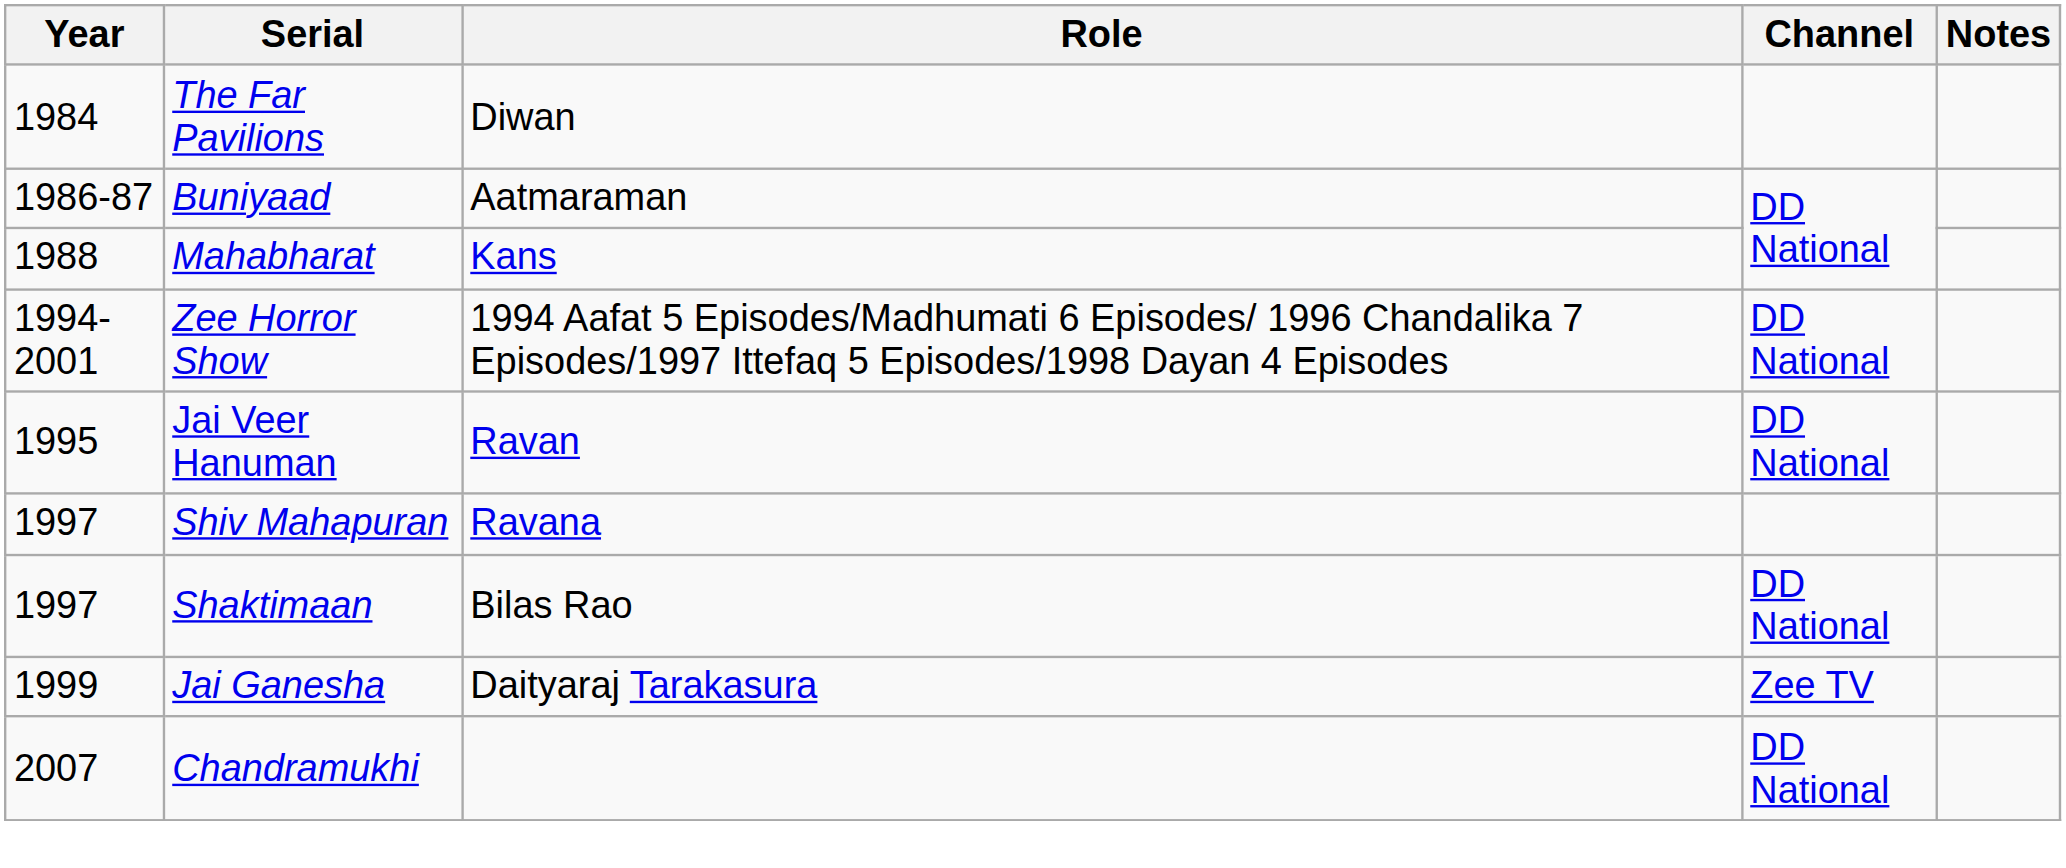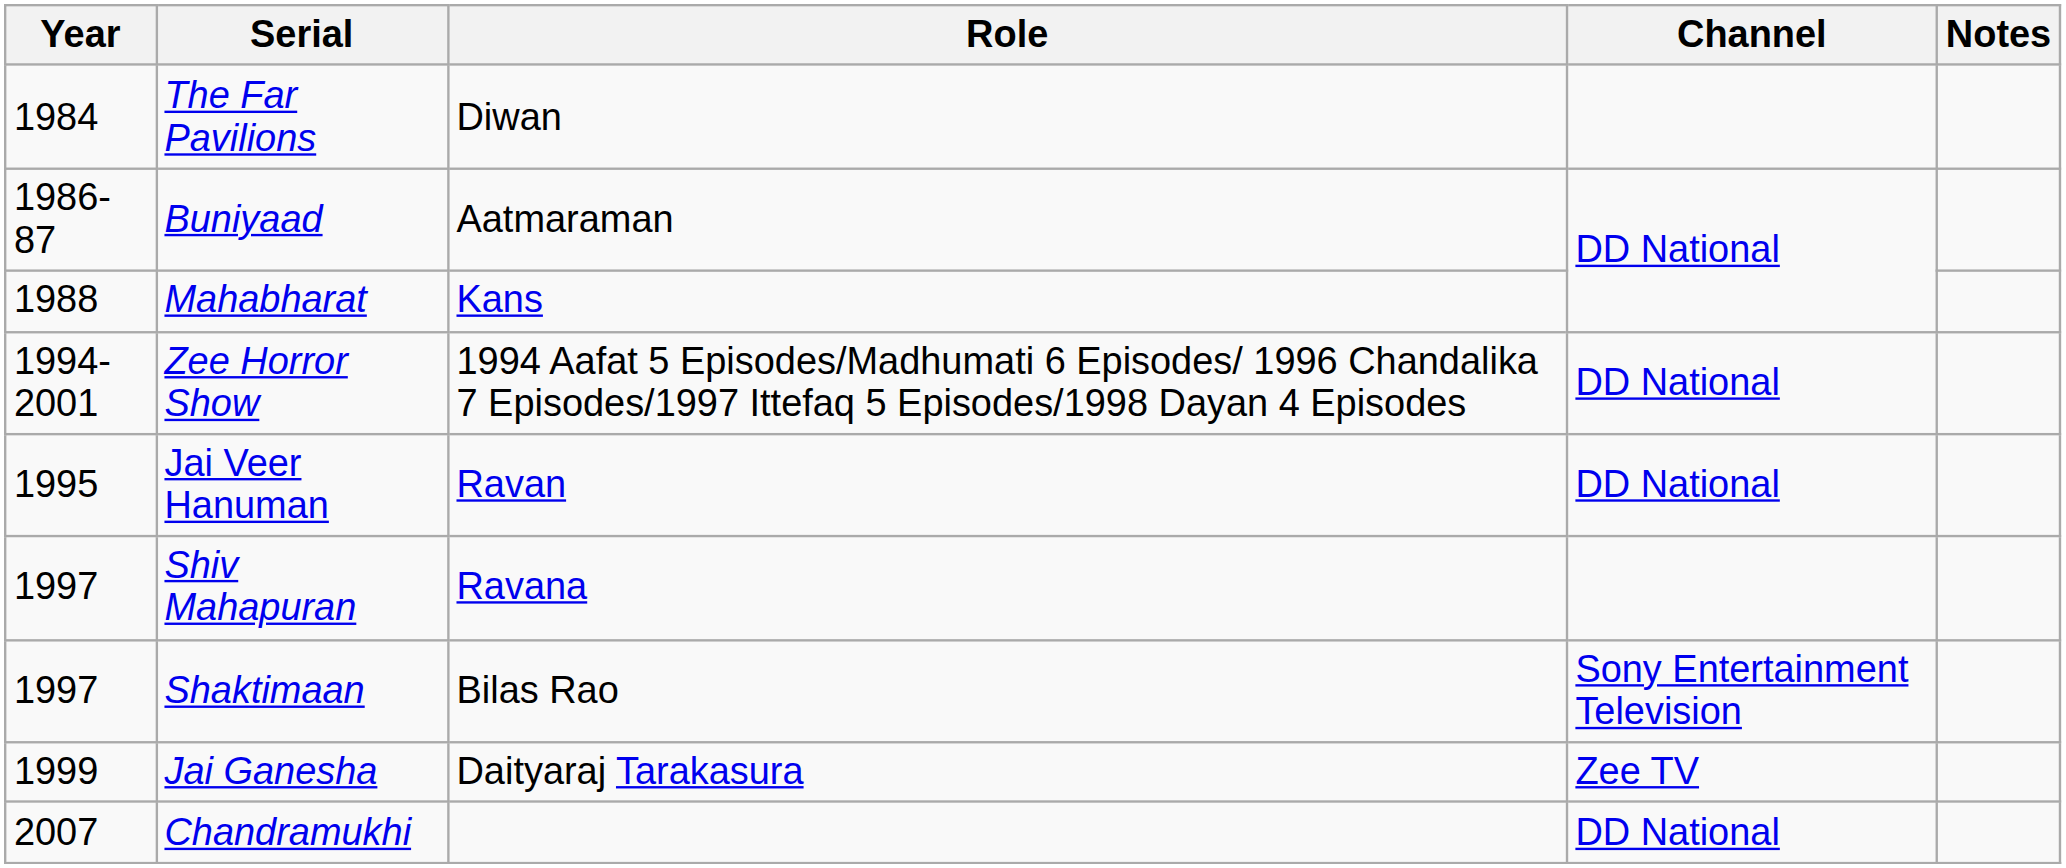(1820, 604) DD National -> (1742, 690) Sony Entertainment Television
